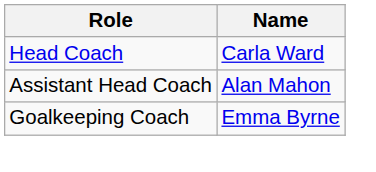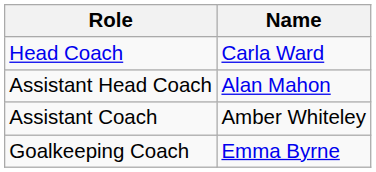+ row: (83, 118)
